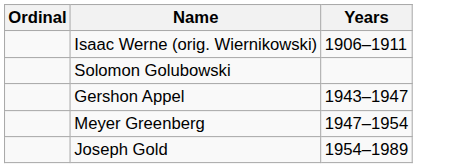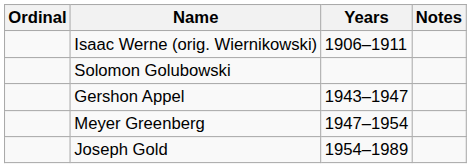+ column: (439, 17)
